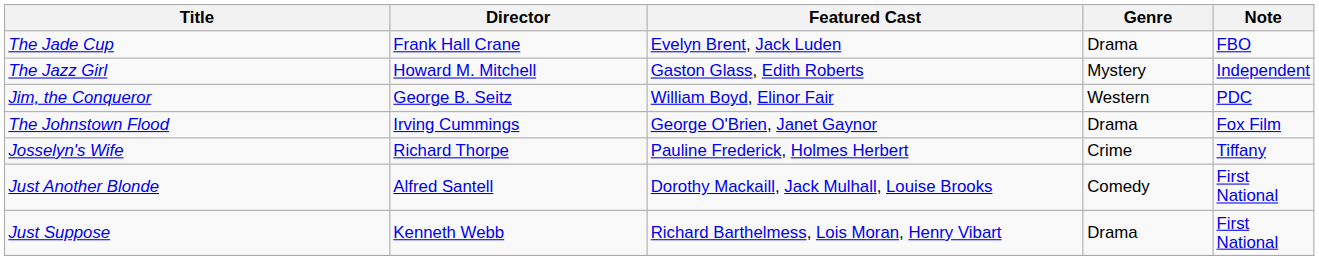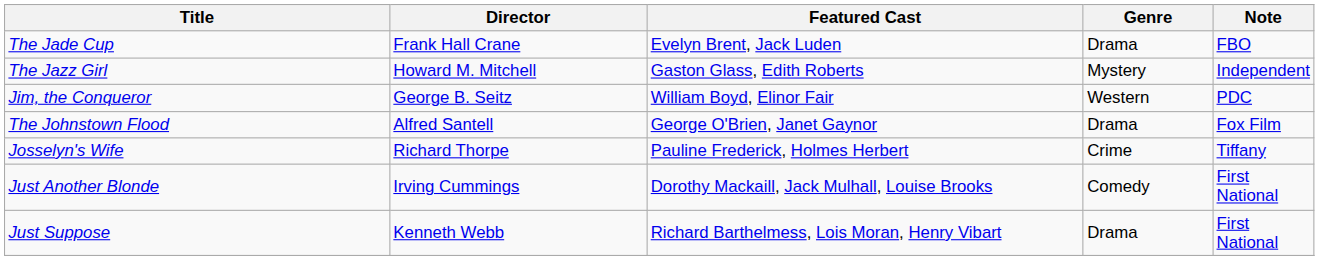(456, 124) Irving Cummings -> (443, 124) Alfred Santell
(443, 187) Alfred Santell -> (456, 187) Irving Cummings
